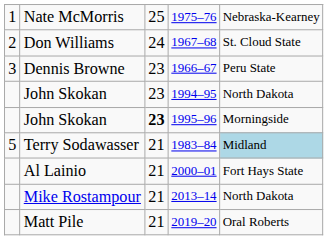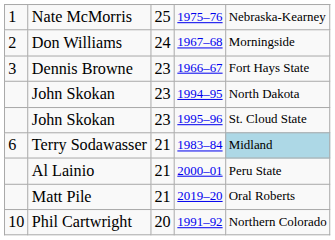(262, 42) St. Cloud State -> (262, 42) Morningside
(249, 68) Peru State -> (269, 68) Fort Hays State
(156, 119) bold -> (162, 119) normal
(256, 119) Morningside -> (268, 119) St. Cloud State
(12, 145) 5 -> (12, 145) 6
(263, 171) Fort Hays State -> (255, 171) Peru State
- row: (82, 196)
+ row: (82, 222)
